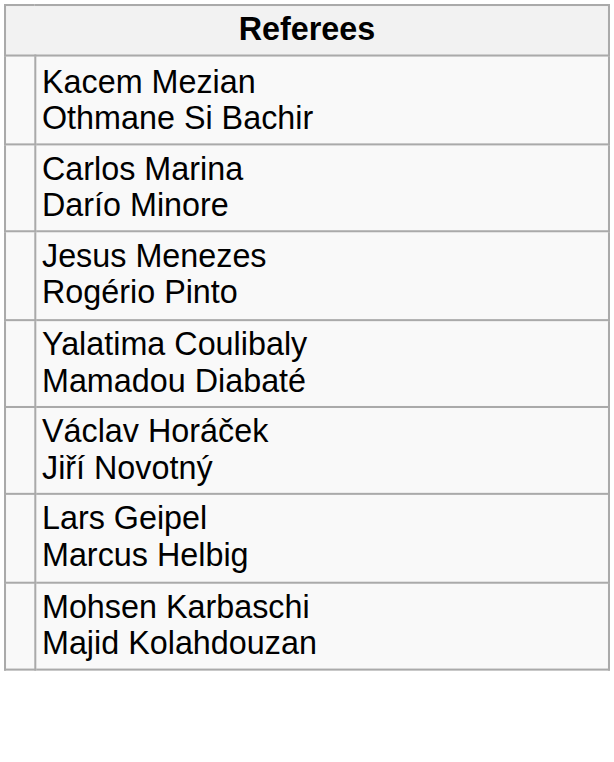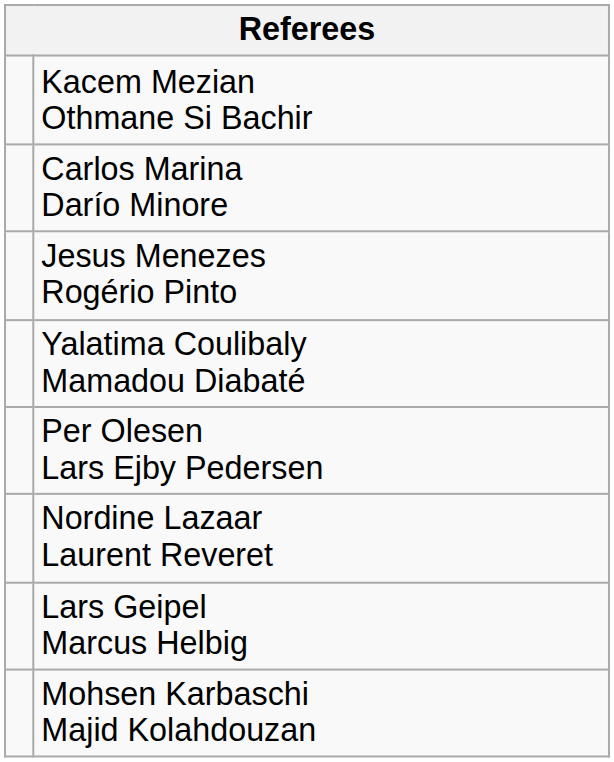- row: (155, 450)
+ row: (182, 450)
+ row: (157, 537)
